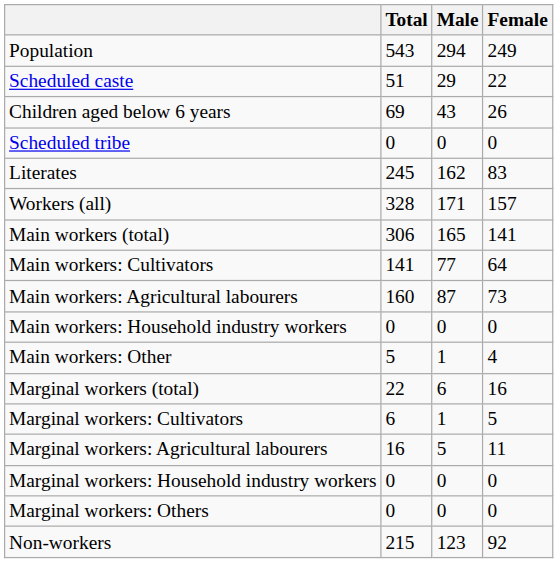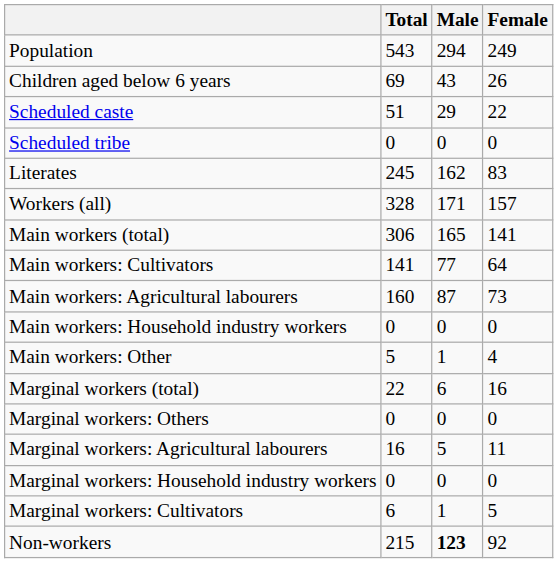rows swapped: (120, 111) <-> (71, 81)
rows swapped: (126, 419) <-> (109, 511)
(451, 541) normal -> (451, 541) bold
